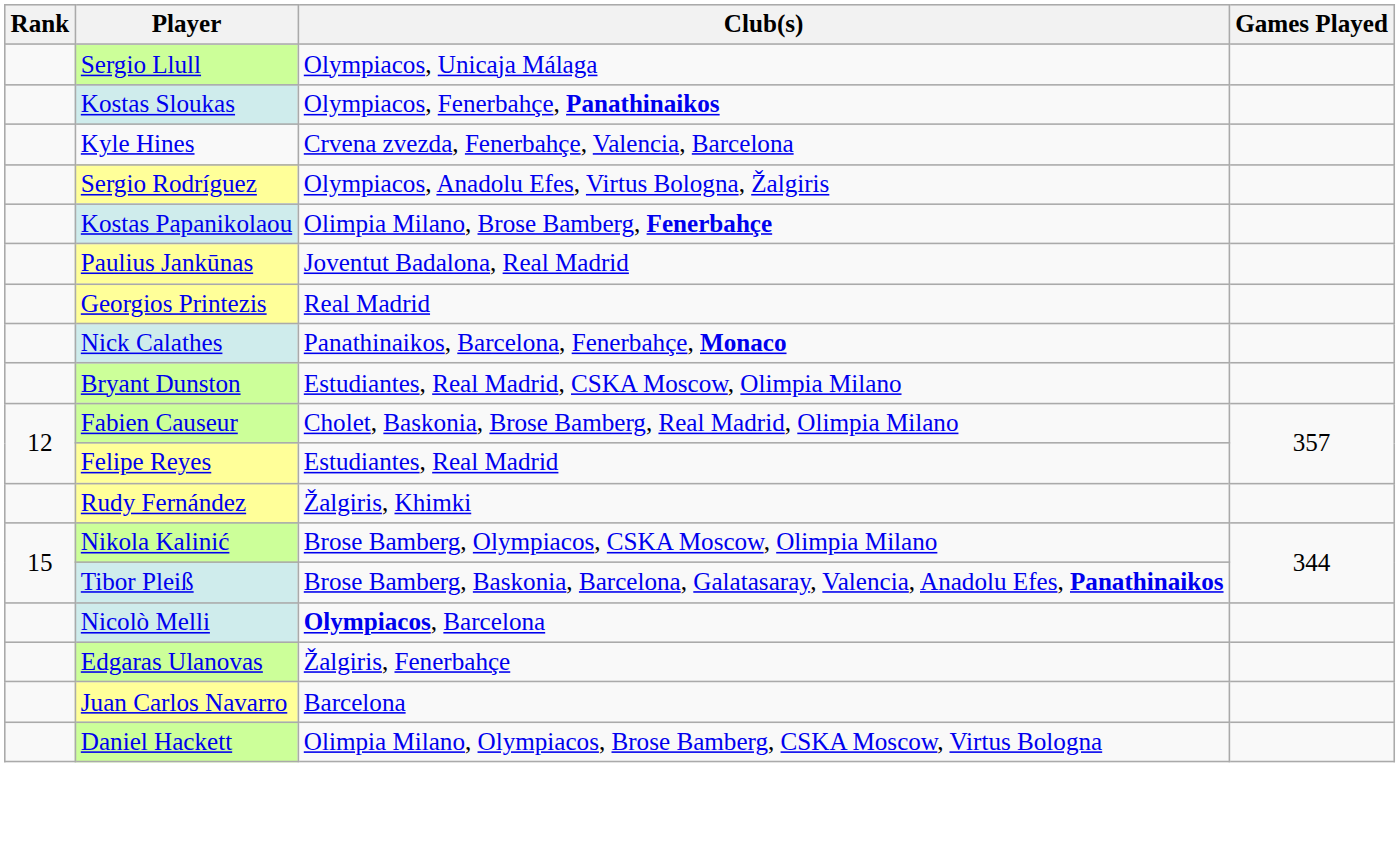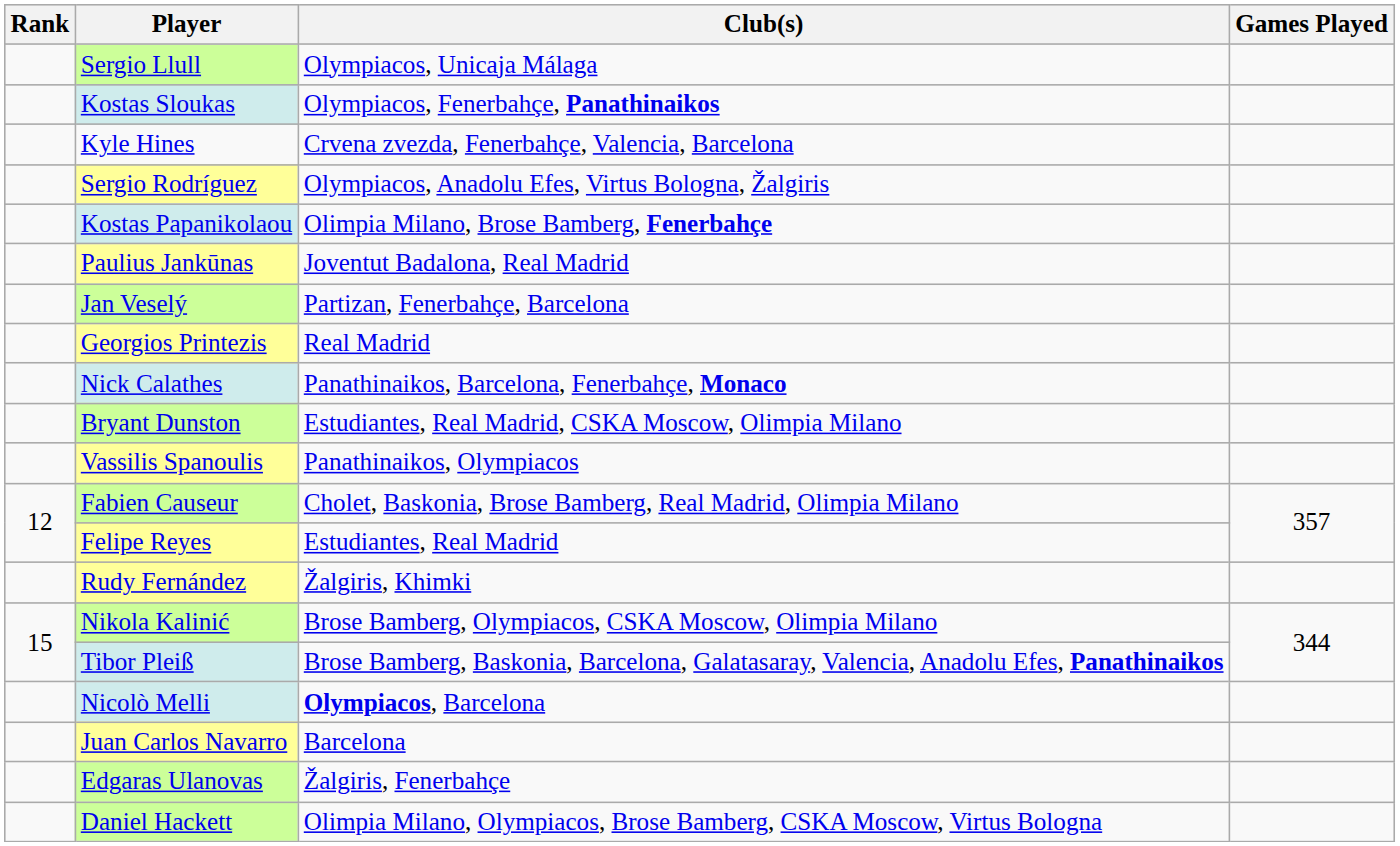+ row: (134, 303)
+ row: (172, 462)
rows swapped: (184, 701) <-> (172, 661)
